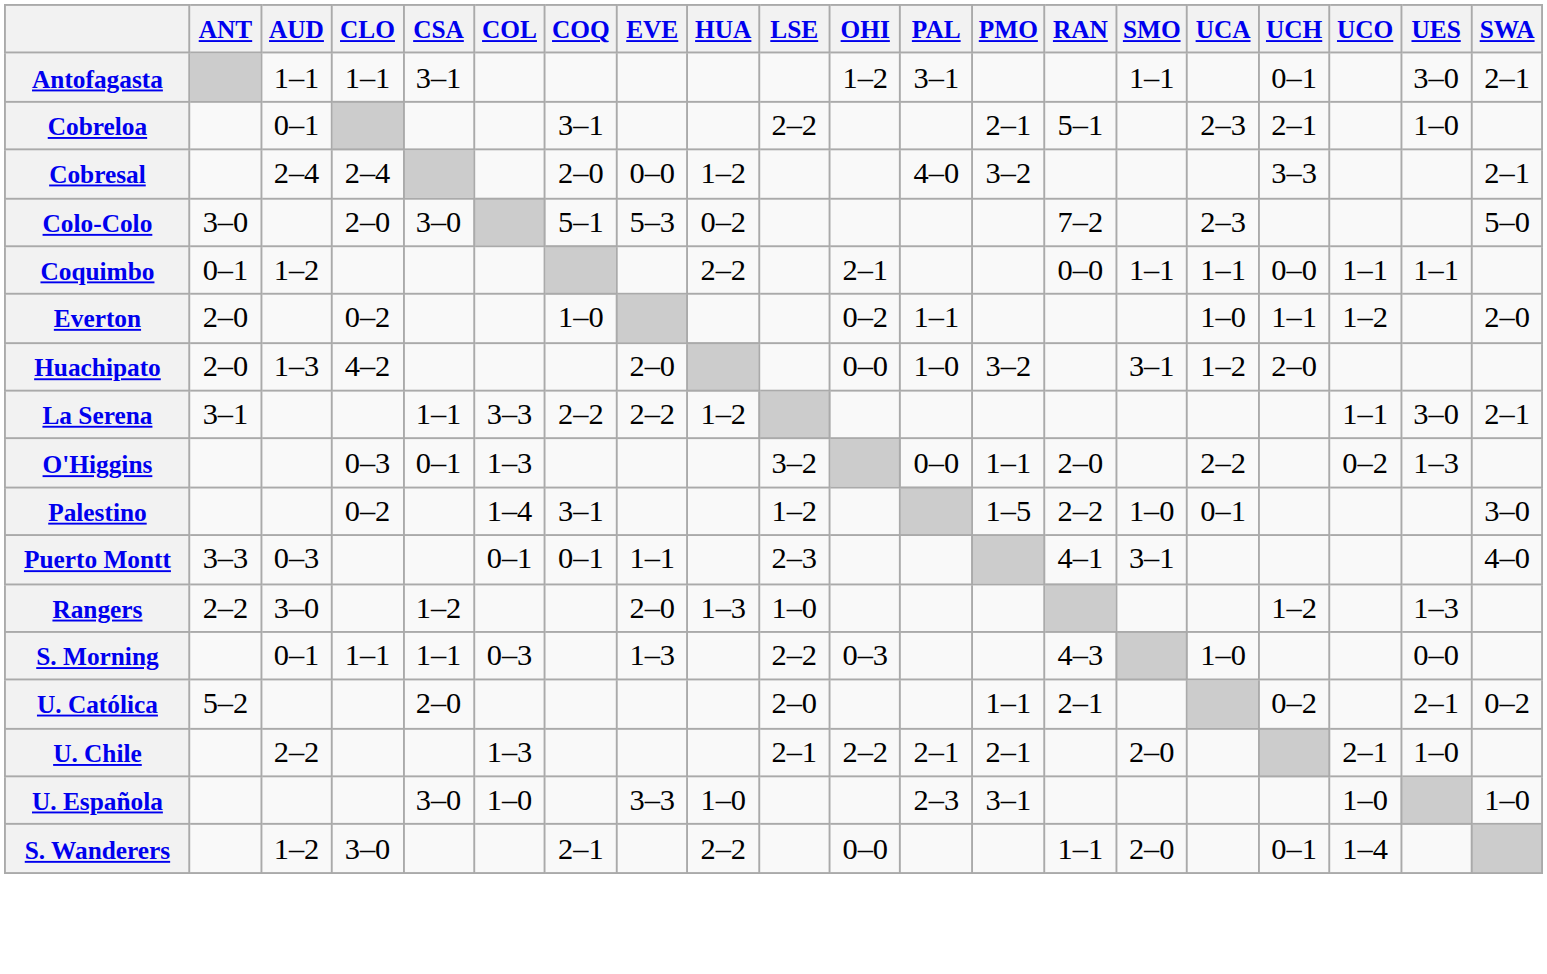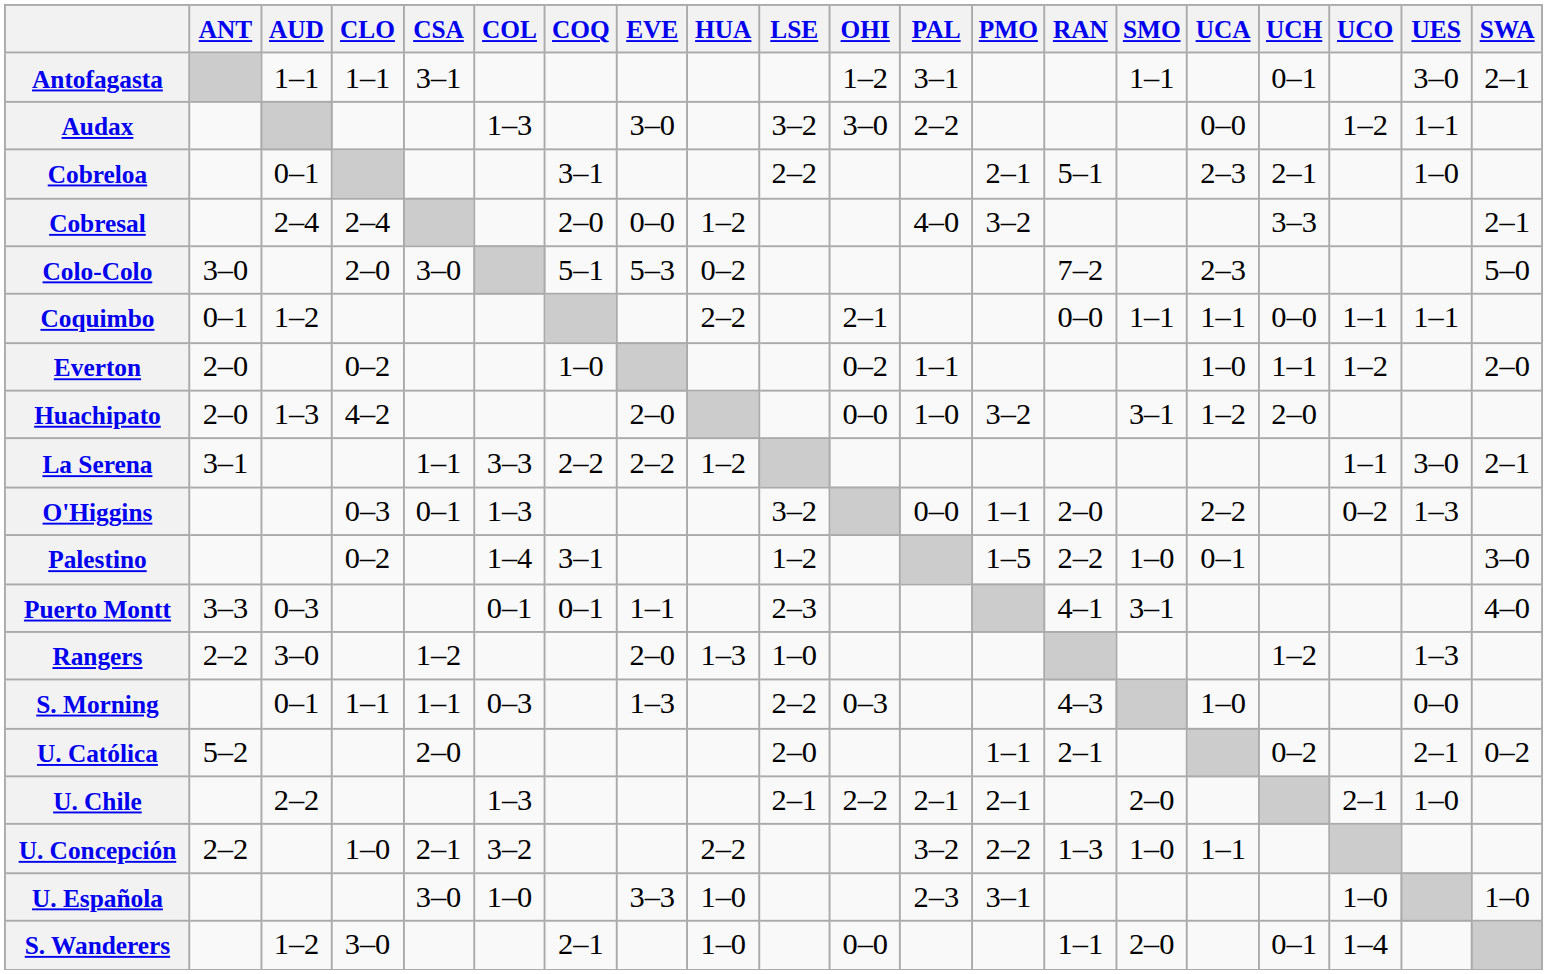+ row: (97, 126)
+ row: (97, 850)
(723, 848) 2–2 -> (723, 944) 1–0
